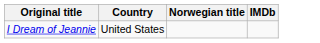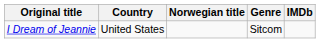+ column: (266, 12)
